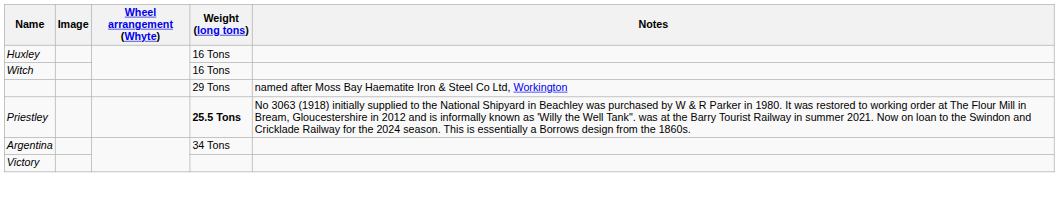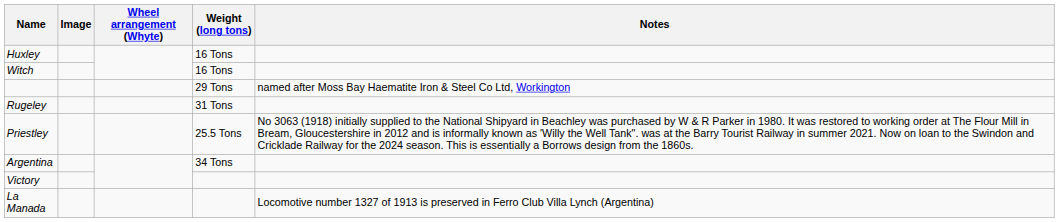+ row: (26, 105)
(217, 117) bold -> (218, 134) normal
+ row: (26, 203)
